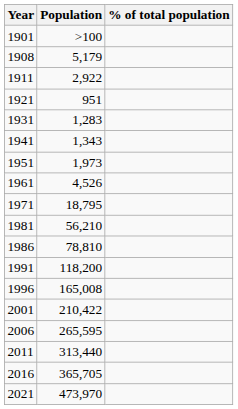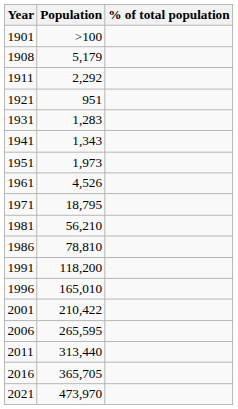(87, 78) 2,922 -> (87, 78) 2,292
(81, 288) 165,008 -> (81, 288) 165,010
